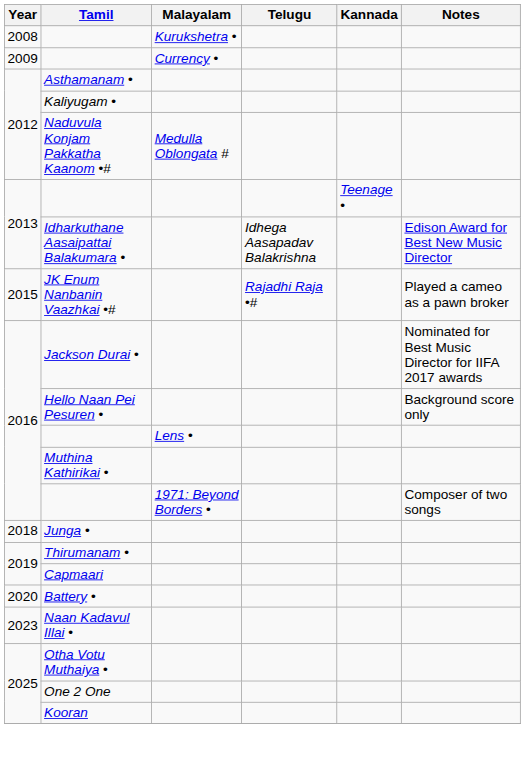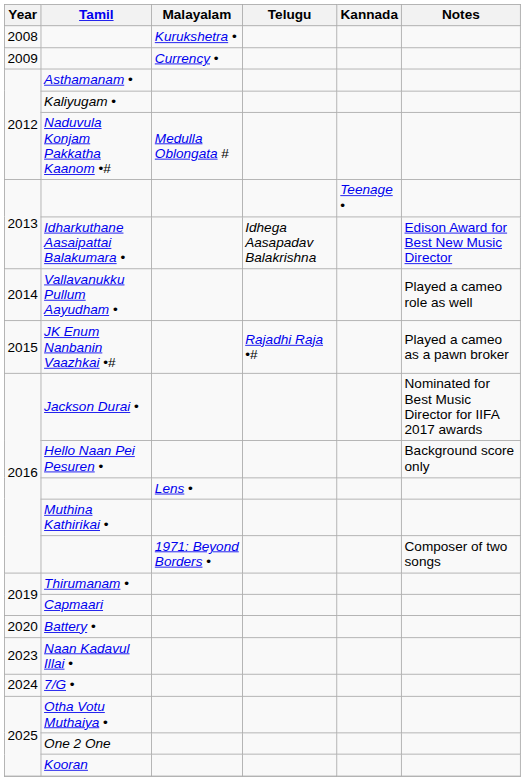+ row: (84, 294)
- row: (67, 531)
+ row: (59, 685)
